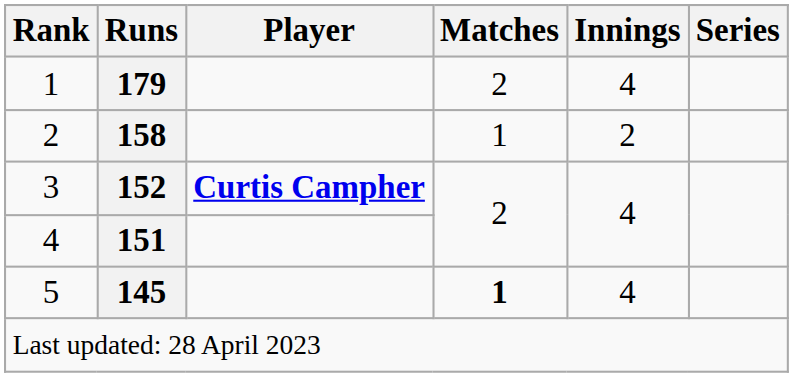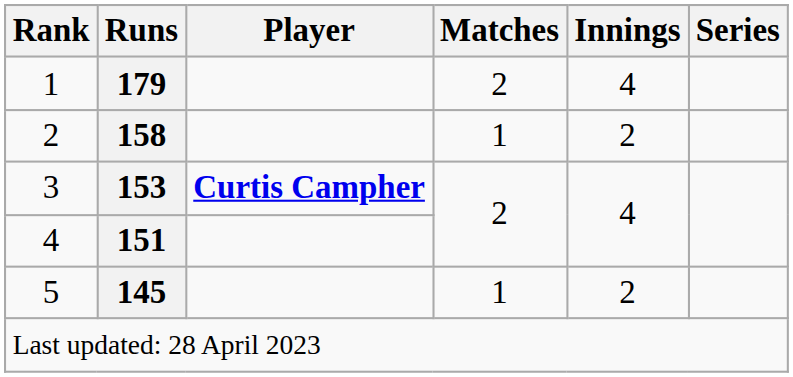(141, 187) 152 -> (141, 187) 153
(500, 291) bold -> (500, 291) normal
(627, 291) 4 -> (627, 291) 2
